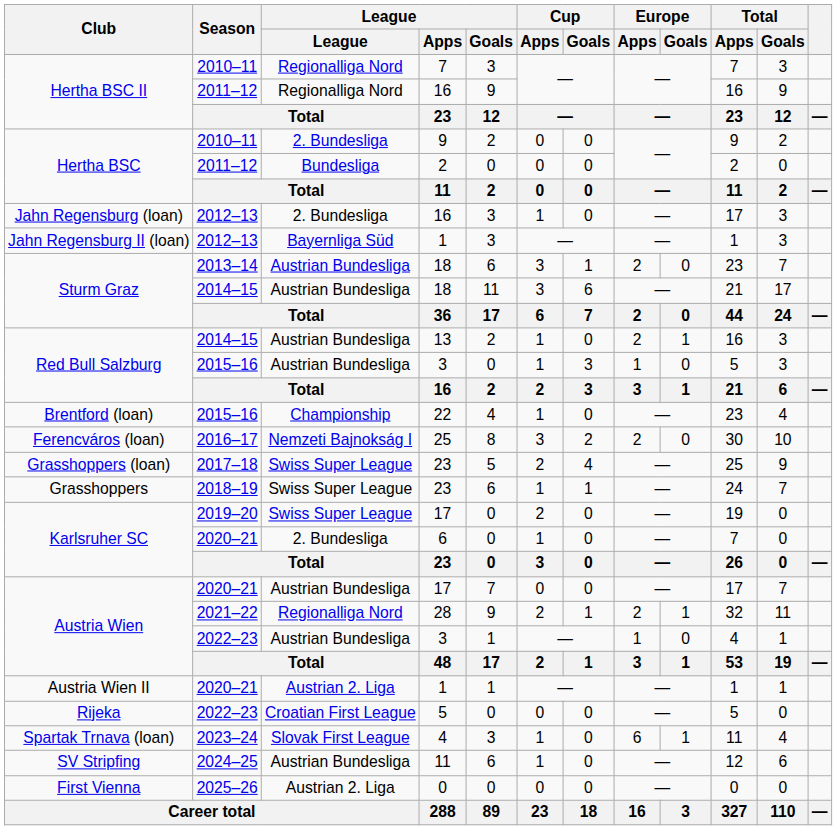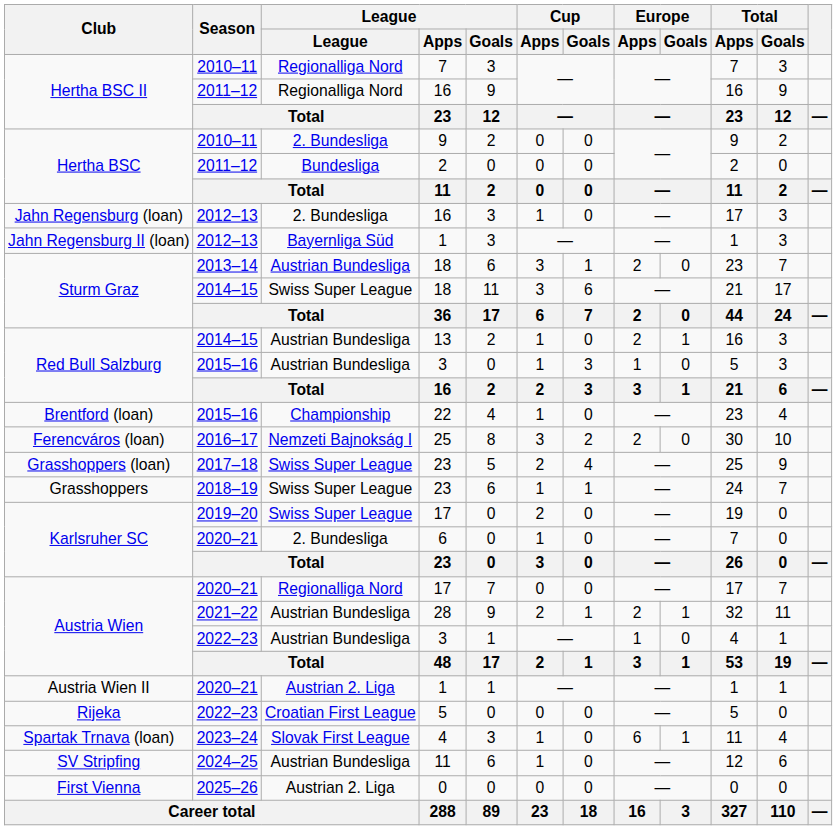(340, 290) Austrian Bundesliga -> (340, 290) Swiss Super League
(340, 588) Austrian Bundesliga -> (340, 588) Regionalliga Nord
(340, 613) Regionalliga Nord -> (340, 613) Austrian Bundesliga
